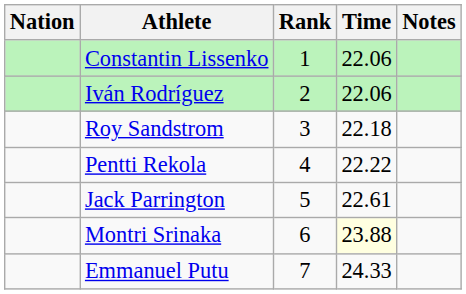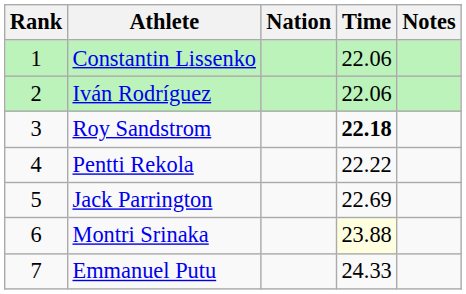columns swapped: (305, 22) <-> (42, 22)
(367, 128) normal -> (367, 128) bold
(367, 199) 22.61 -> (367, 199) 22.69
